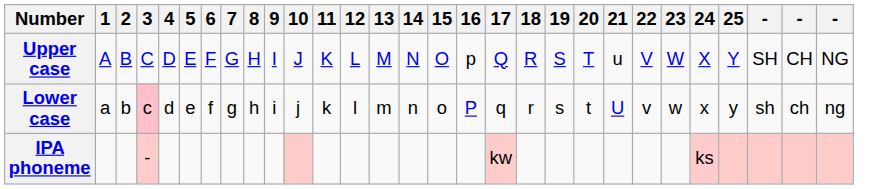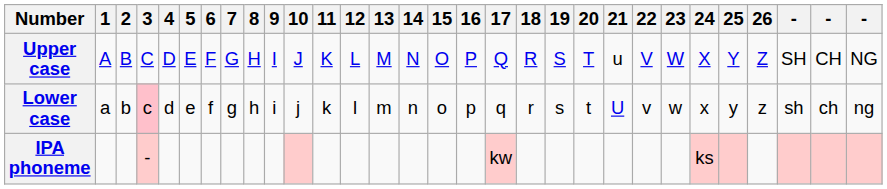+ column: (762, 19)
(471, 58) p -> (471, 58) P
(471, 108) P -> (471, 108) p
